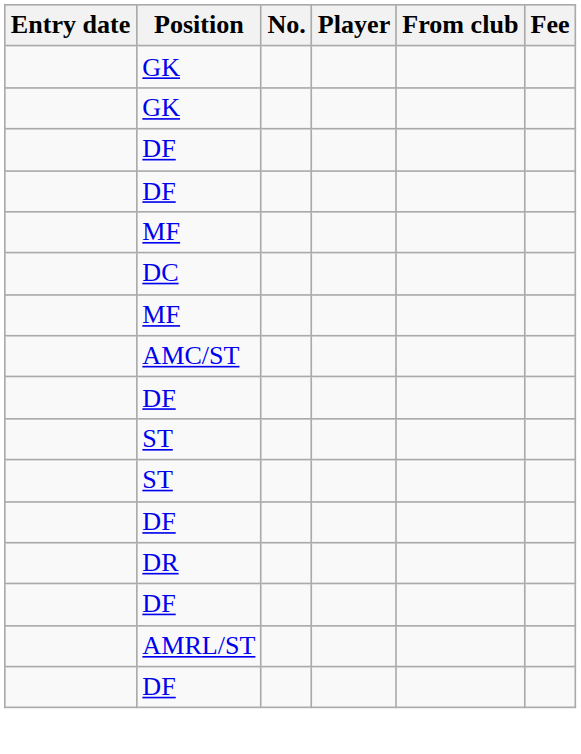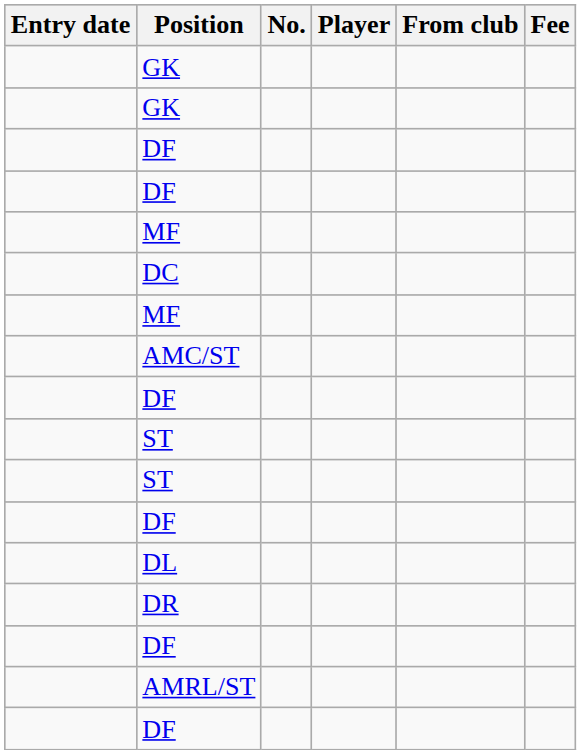+ row: (71, 563)
